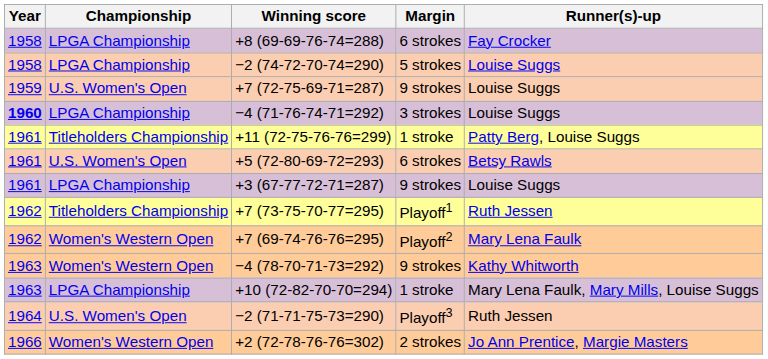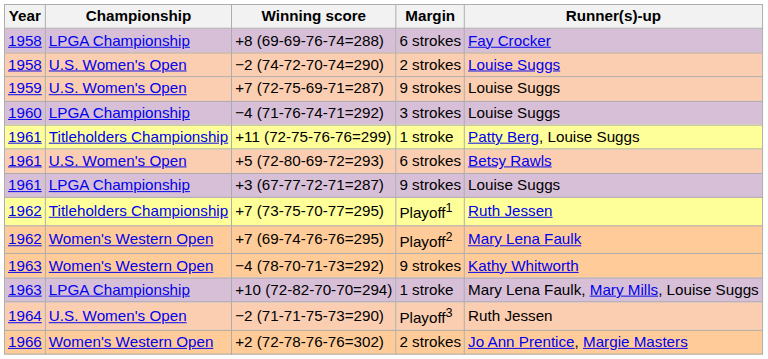(119, 64) LPGA Championship -> (118, 64) U.S. Women's Open
(430, 64) 5 strokes -> (430, 64) 2 strokes
(25, 112) bold -> (25, 112) normal
